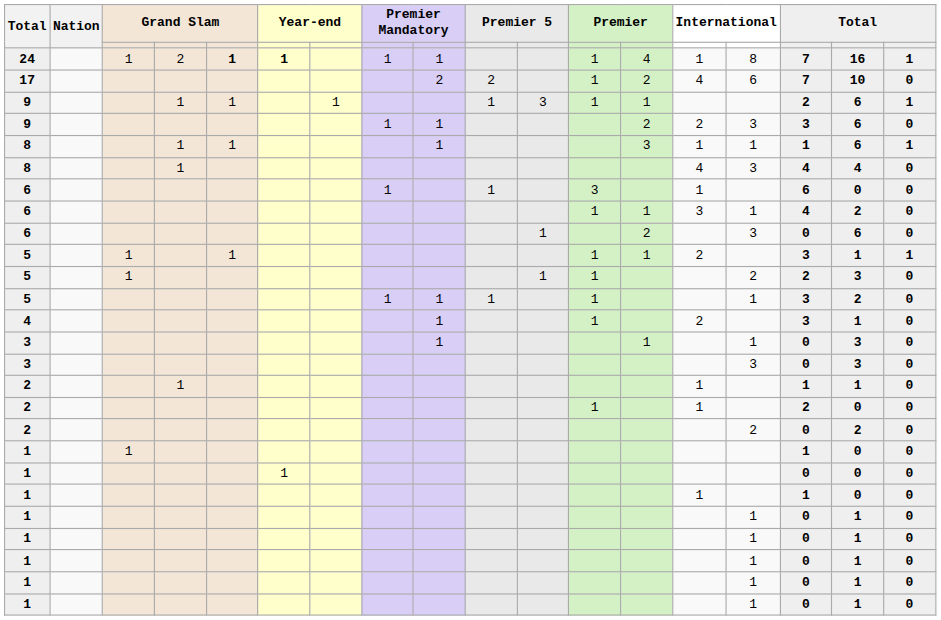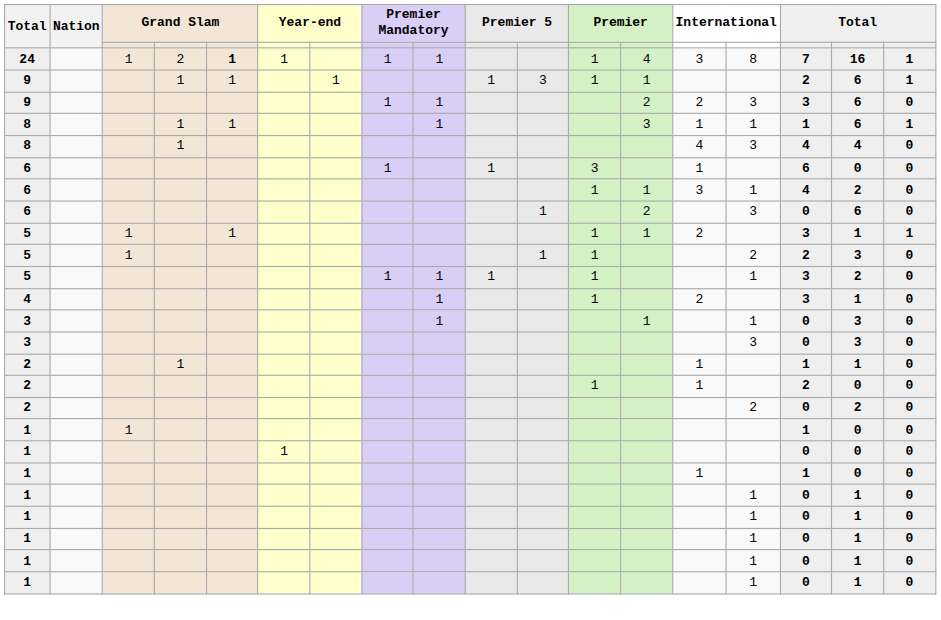(284, 59) bold -> (284, 59) normal
(699, 59) 1 -> (699, 59) 3
- row: (27, 81)
